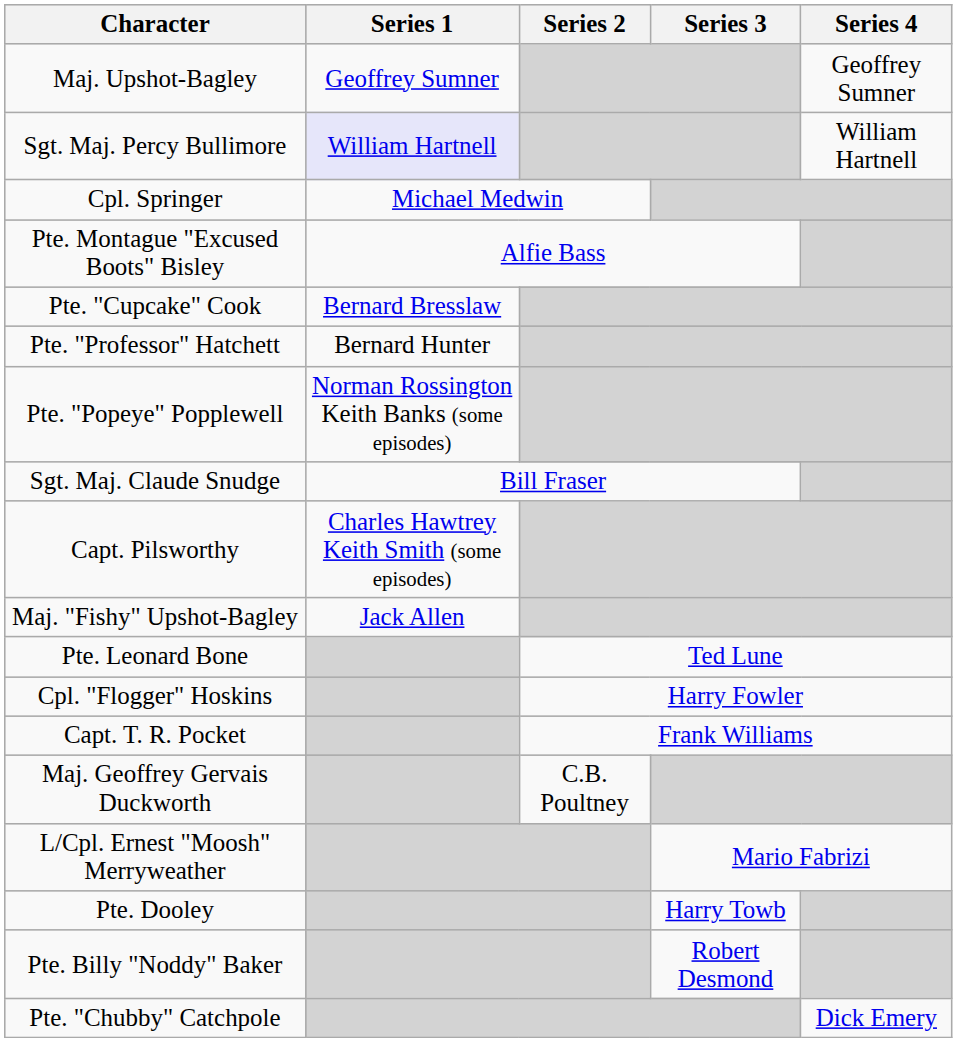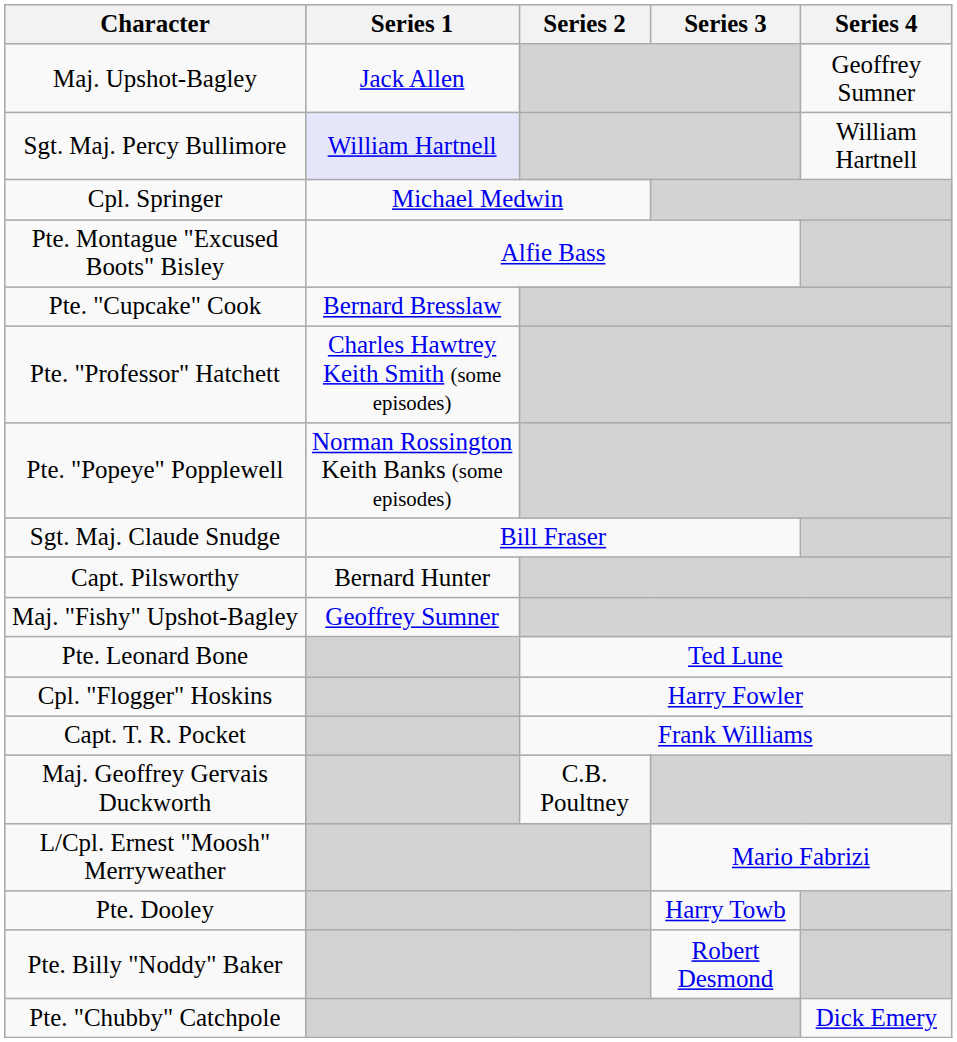(412, 77) Geoffrey Sumner -> (412, 77) Jack Allen
(412, 346) Bernard Hunter -> (412, 374) Charles Hawtrey Keith Smith (some episodes)
(412, 549) Charles Hawtrey Keith Smith (some episodes) -> (412, 577) Bernard Hunter
(412, 616) Jack Allen -> (412, 616) Geoffrey Sumner
